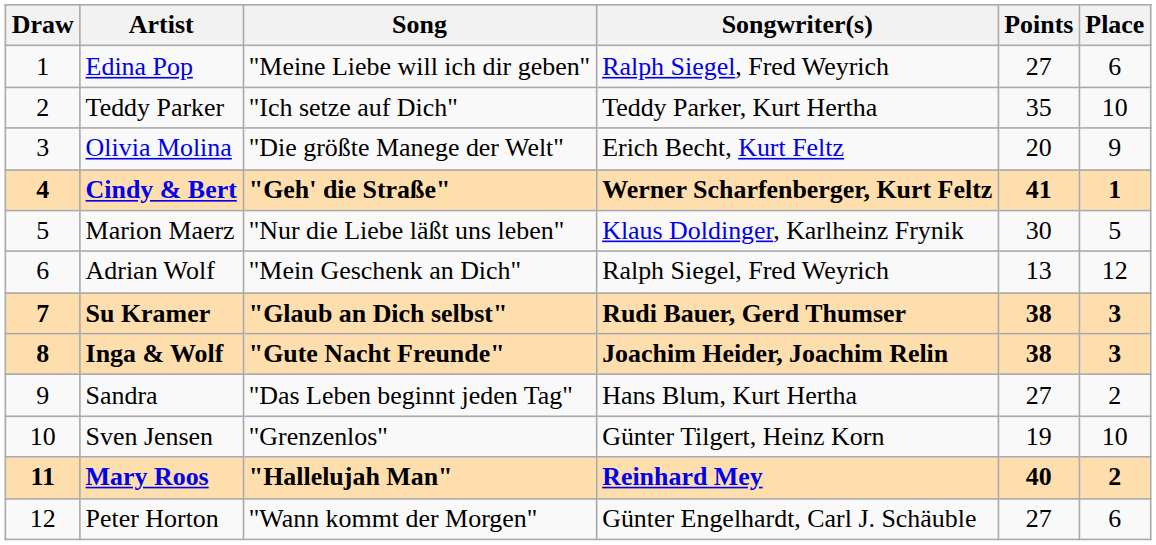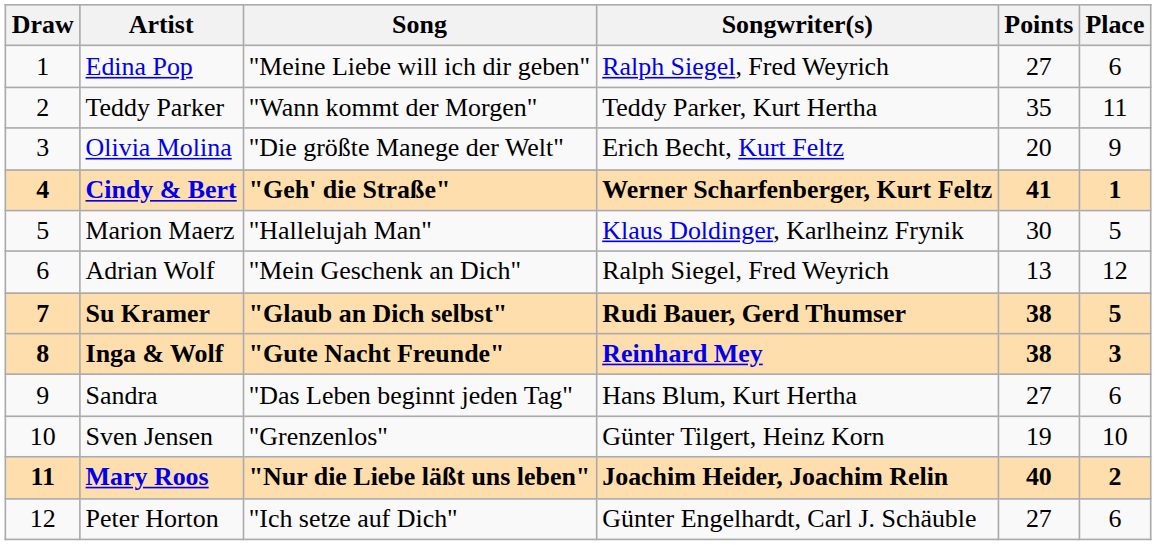(353, 107) "Ich setze auf Dich" -> (393, 107) "Wann kommt der Morgen"
(1115, 107) 10 -> (1115, 107) 11
(407, 230) "Nur die Liebe läßt uns leben" -> (340, 230) "Hallelujah Man"
(1115, 312) 3 -> (1115, 312) 5
(775, 353) Joachim Heider, Joachim Relin -> (682, 353) Reinhard Mey
(1115, 395) 2 -> (1115, 395) 6
(351, 477) "Hallelujah Man" -> (419, 477) "Nur die Liebe läßt uns leben"
(682, 477) Reinhard Mey -> (775, 477) Joachim Heider, Joachim Relin
(393, 518) "Wann kommt der Morgen" -> (353, 518) "Ich setze auf Dich"
